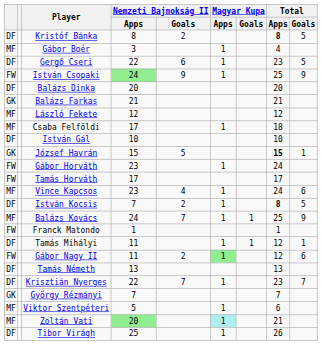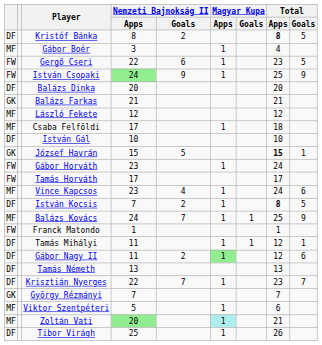(11, 62) DF -> (11, 62) FW
(11, 256) FW -> (11, 256) DF
